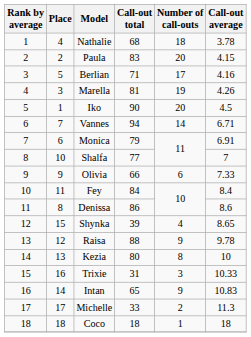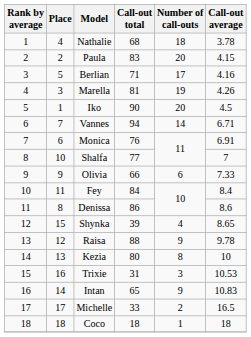(135, 141) 79 -> (135, 141) 76
(226, 274) 10.33 -> (226, 274) 10.53
(226, 307) 11.3 -> (226, 307) 16.5
